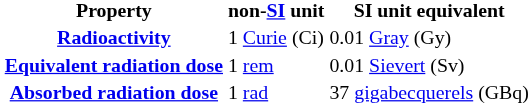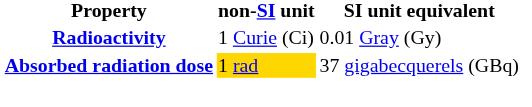- row: (114, 65)
(248, 92) no background -> (238, 65) gold background
